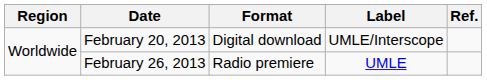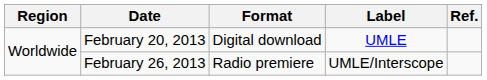(386, 39) UMLE/Interscope -> (386, 39) UMLE
(386, 63) UMLE -> (386, 63) UMLE/Interscope
